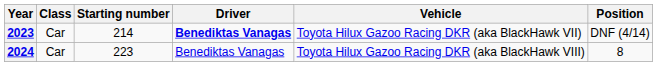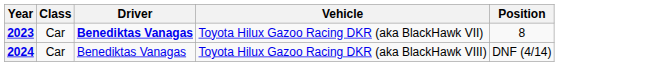- column: (123, 14)
(620, 33) DNF (4/14) -> (522, 33) 8
(620, 52) 8 -> (522, 52) DNF (4/14)
